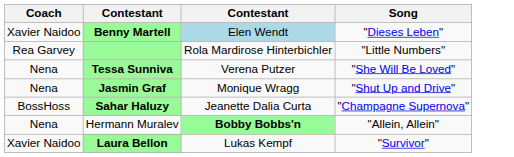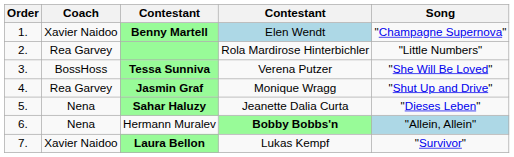+ column: (23, 13)
(403, 32) "Dieses Leben" -> (440, 32) "Champagne Supernova"
(44, 69) Nena -> (81, 69) BossHoss
(44, 87) Nena -> (81, 87) Rea Garvey
(44, 106) BossHoss -> (81, 106) Nena
(403, 106) "Champagne Supernova" -> (440, 106) "Dieses Leben"
(403, 124) no background -> (440, 124) lightblue background
